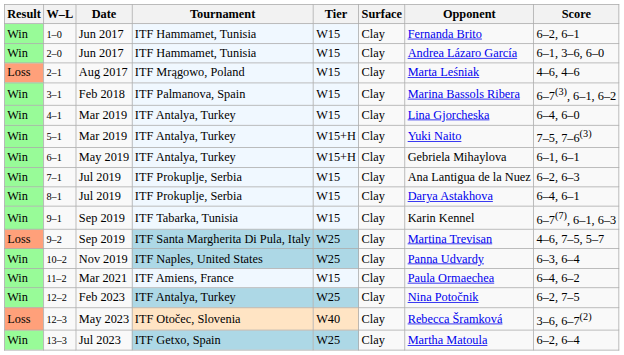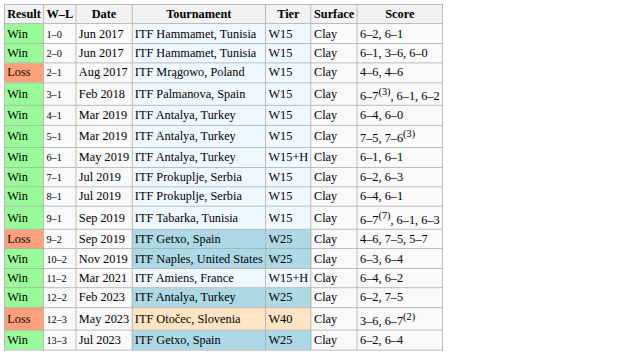- column: (469, 14)
(336, 136) W15+H -> (280, 136) W15
(223, 239) ITF Santa Margherita Di Pula, Italy -> (178, 239) ITF Getxo, Spain
(328, 278) W15 -> (288, 278) W15+H
